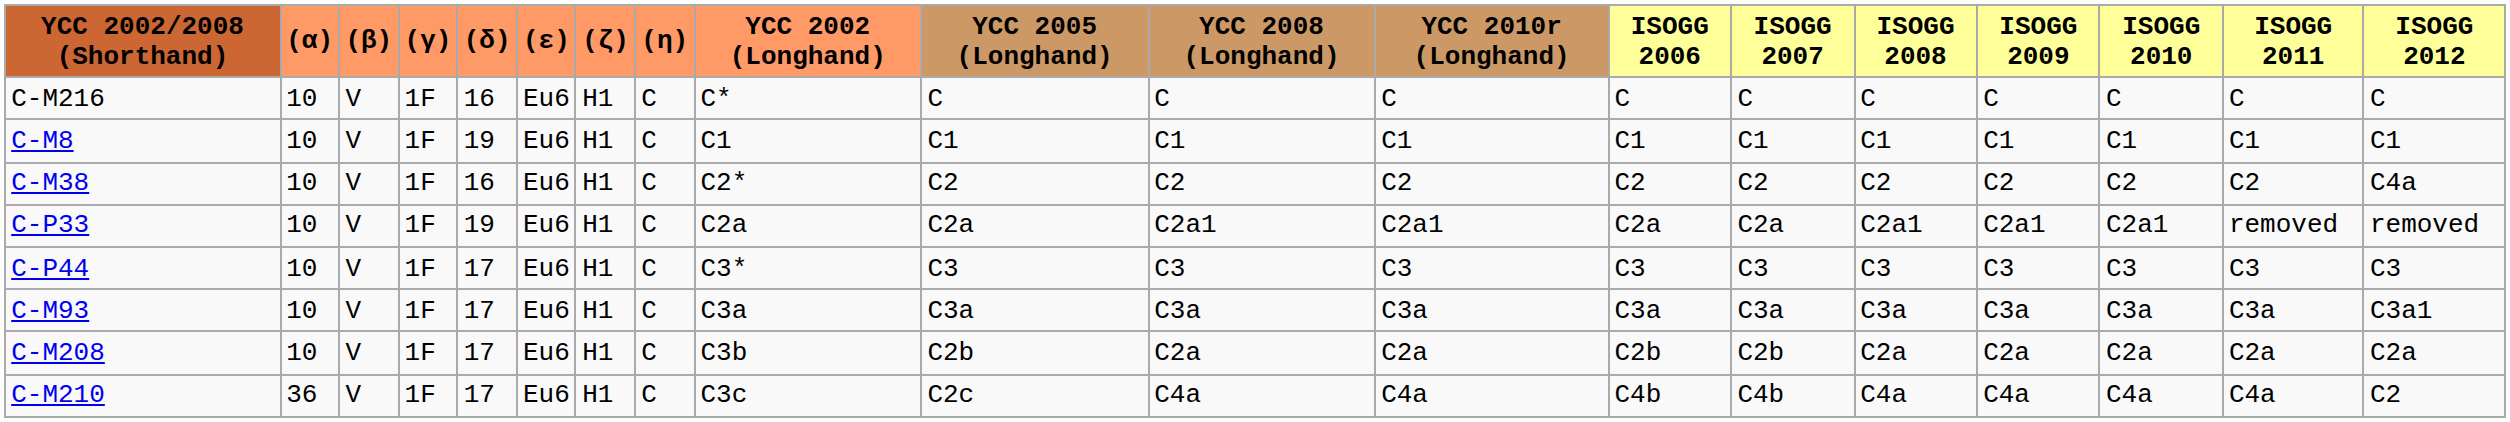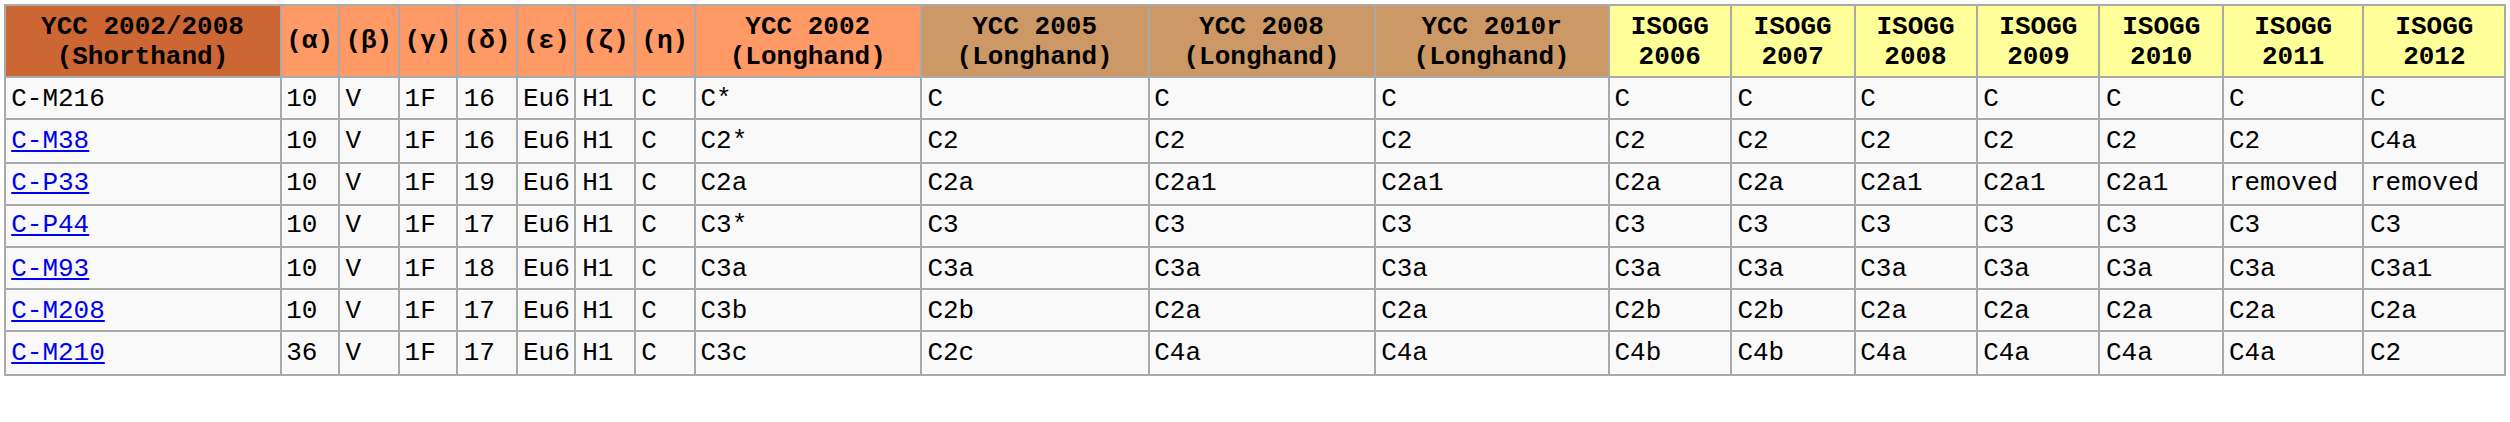- row: (42, 141)
(479, 310) 17 -> (479, 268) 18
